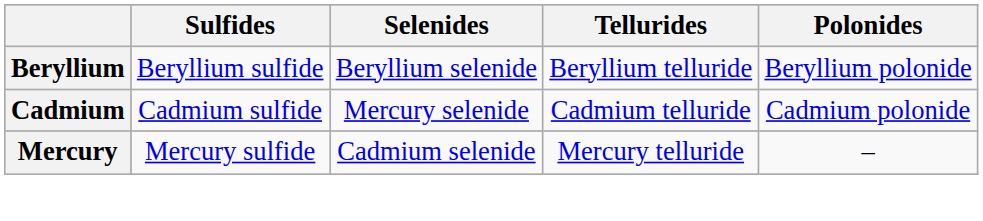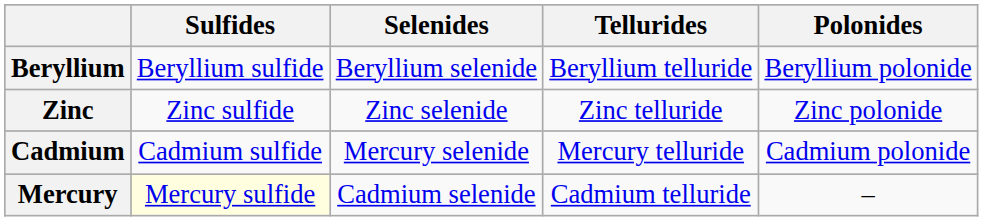+ row: (68, 109)
(651, 109) Cadmium telluride -> (651, 151) Mercury telluride
(230, 151) no background -> (230, 194) lightyellow background
(651, 151) Mercury telluride -> (651, 194) Cadmium telluride
